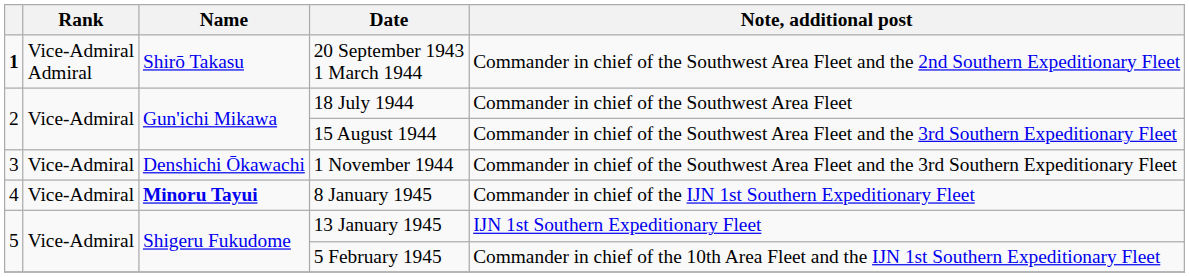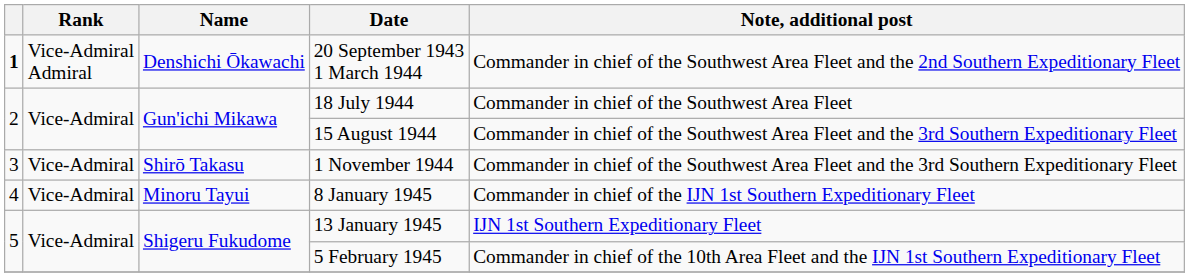(193, 61) Shirō Takasu -> (224, 61) Denshichi Ōkawachi
(224, 164) Denshichi Ōkawachi -> (193, 164) Shirō Takasu
(200, 195) bold -> (196, 195) normal
